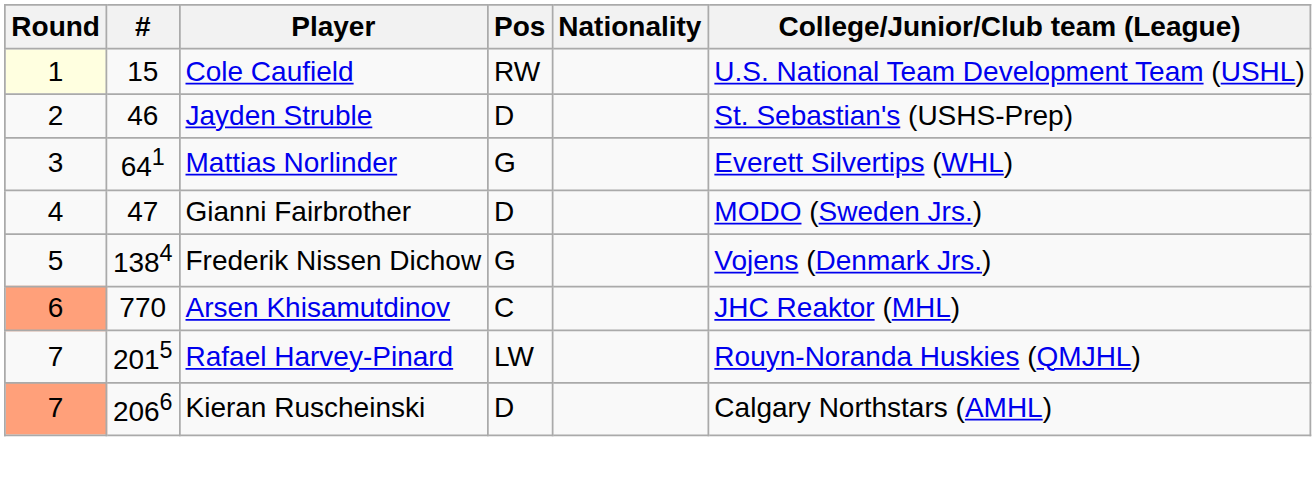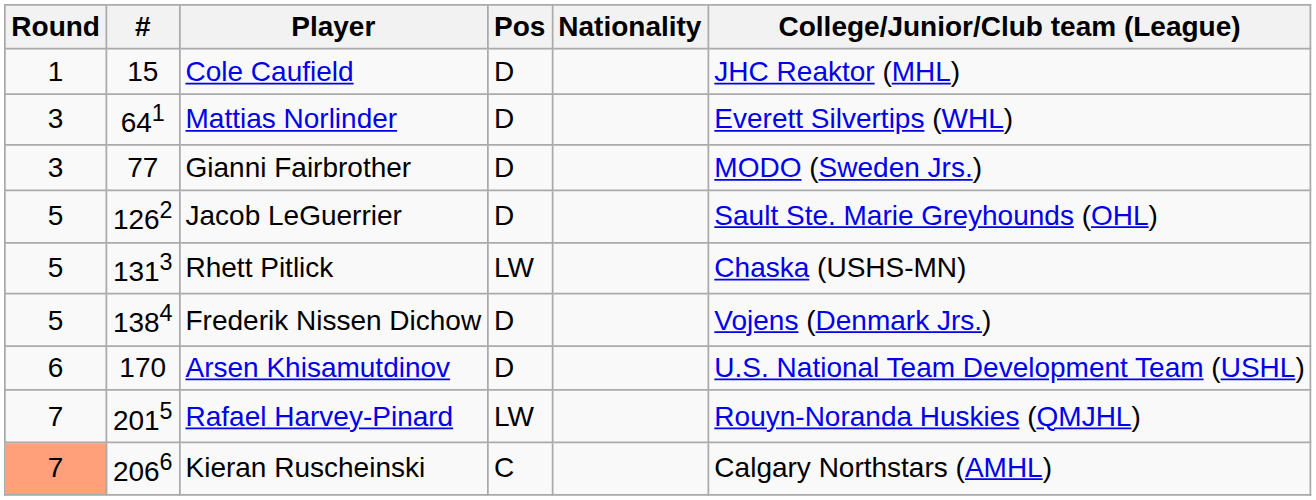(56, 71) lightyellow background -> (56, 71) no background
(517, 71) RW -> (504, 71) D
(1010, 71) U.S. National Team Development Team (USHL) -> (837, 71) JHC Reaktor (MHL)
- row: (279, 115)
(505, 163) G -> (504, 119) D
(56, 211) 4 -> (56, 167) 3
(143, 211) 47 -> (143, 167) 77
+ row: (294, 215)
+ row: (259, 267)
(505, 260) G -> (504, 319) D
(56, 308) lightsalmon background -> (56, 367) no background
(143, 308) 770 -> (143, 367) 170
(504, 308) C -> (504, 367) D
(837, 308) JHC Reaktor (MHL) -> (1010, 367) U.S. National Team Development Team (USHL)
(504, 408) D -> (504, 468) C
